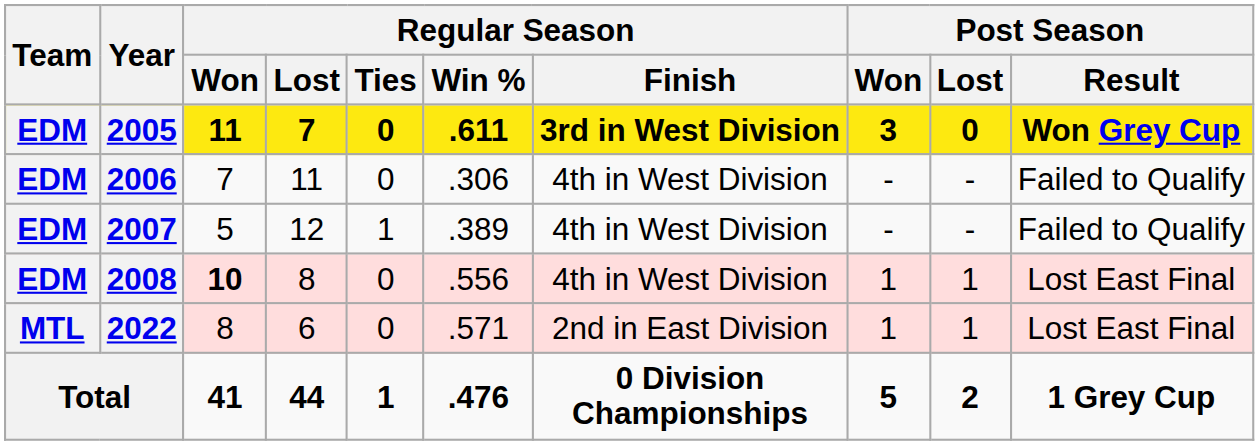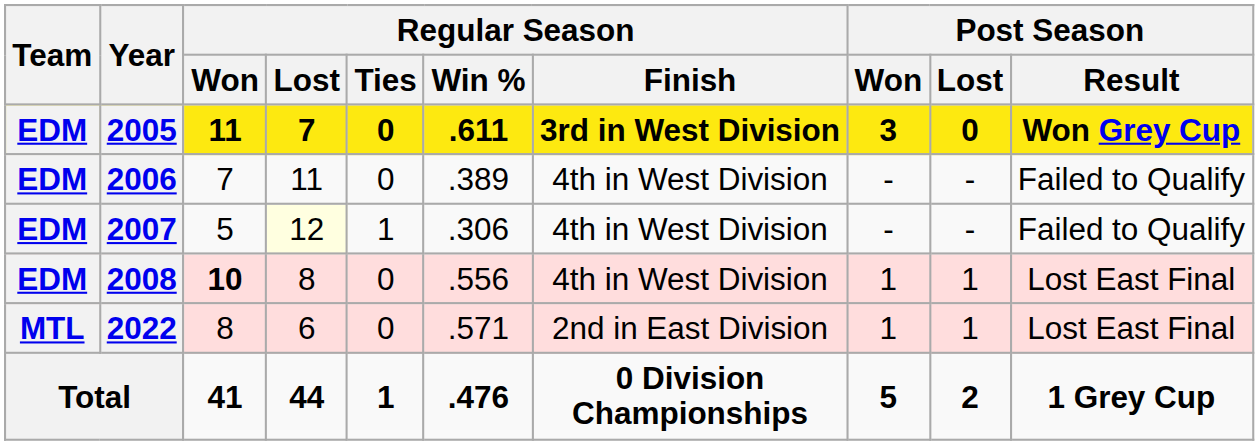(478, 180) .306 -> (478, 180) .389
(307, 229) no background -> (307, 229) lightyellow background
(478, 229) .389 -> (478, 229) .306
